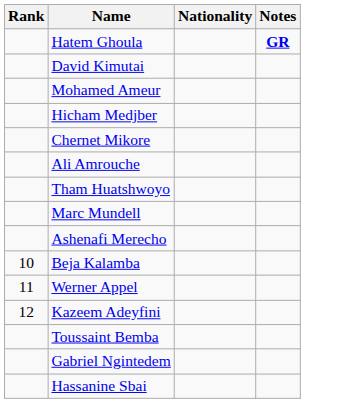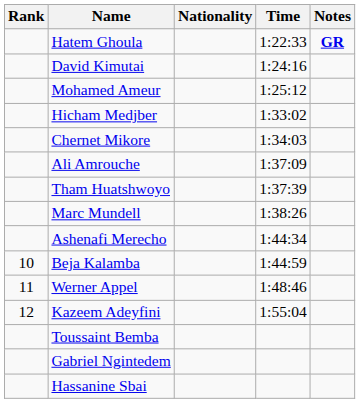+ column: (283, 16)
